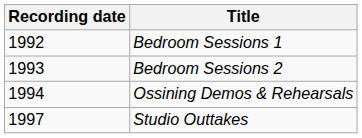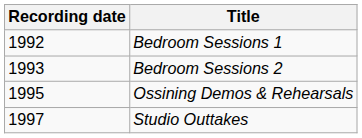(26, 94) 1994 -> (26, 94) 1995
